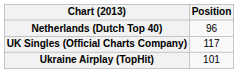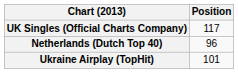rows swapped: (97, 28) <-> (97, 44)
